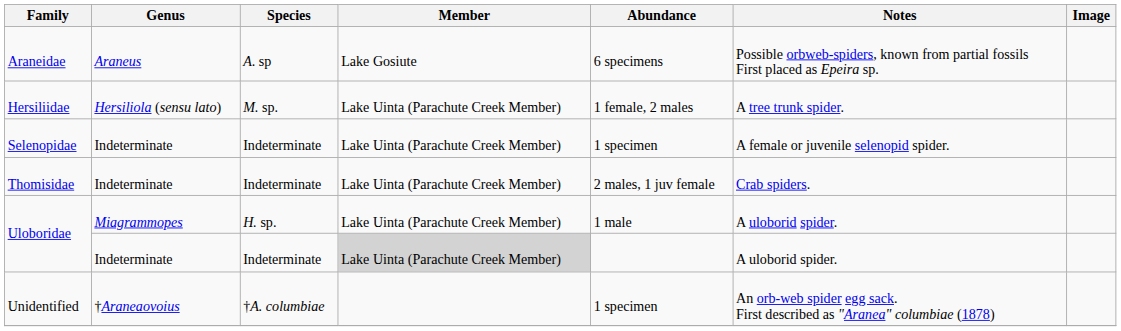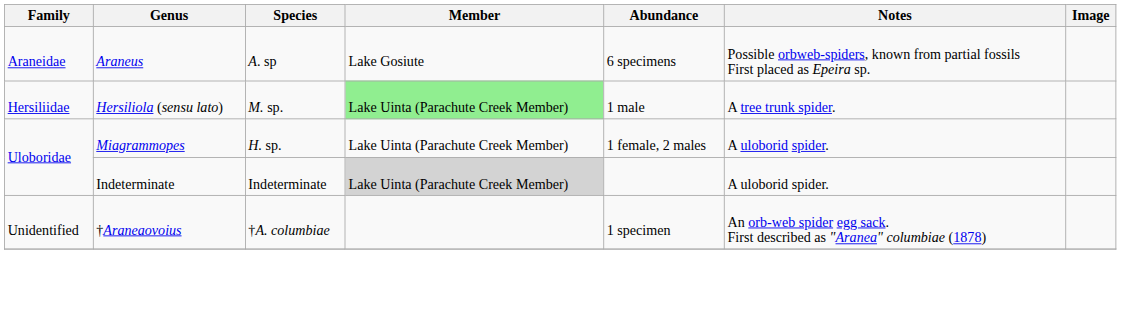(451, 107) no background -> (458, 107) lightgreen background
(643, 107) 1 female, 2 males -> (626, 107) 1 male
- row: (42, 146)
- row: (41, 184)
(613, 222) 1 male -> (656, 146) 1 female, 2 males
